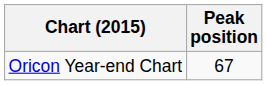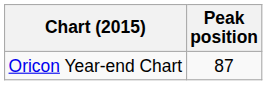(224, 65) 67 -> (224, 65) 87
